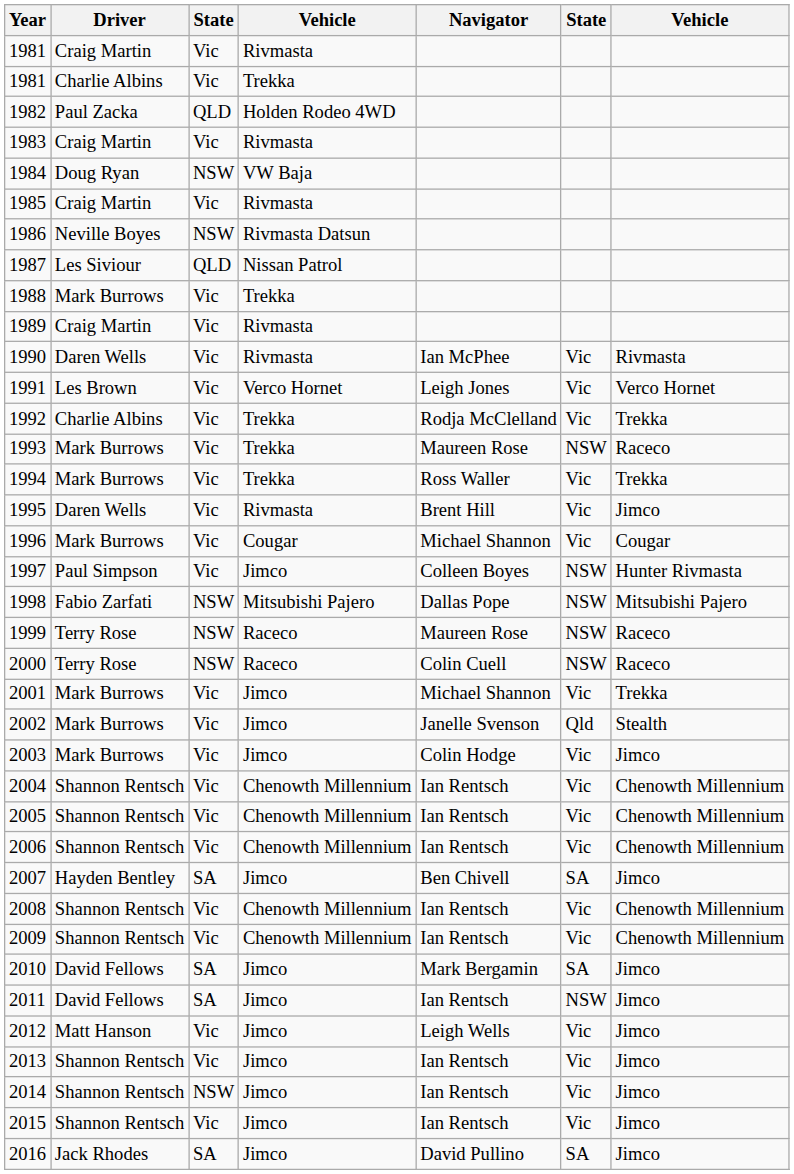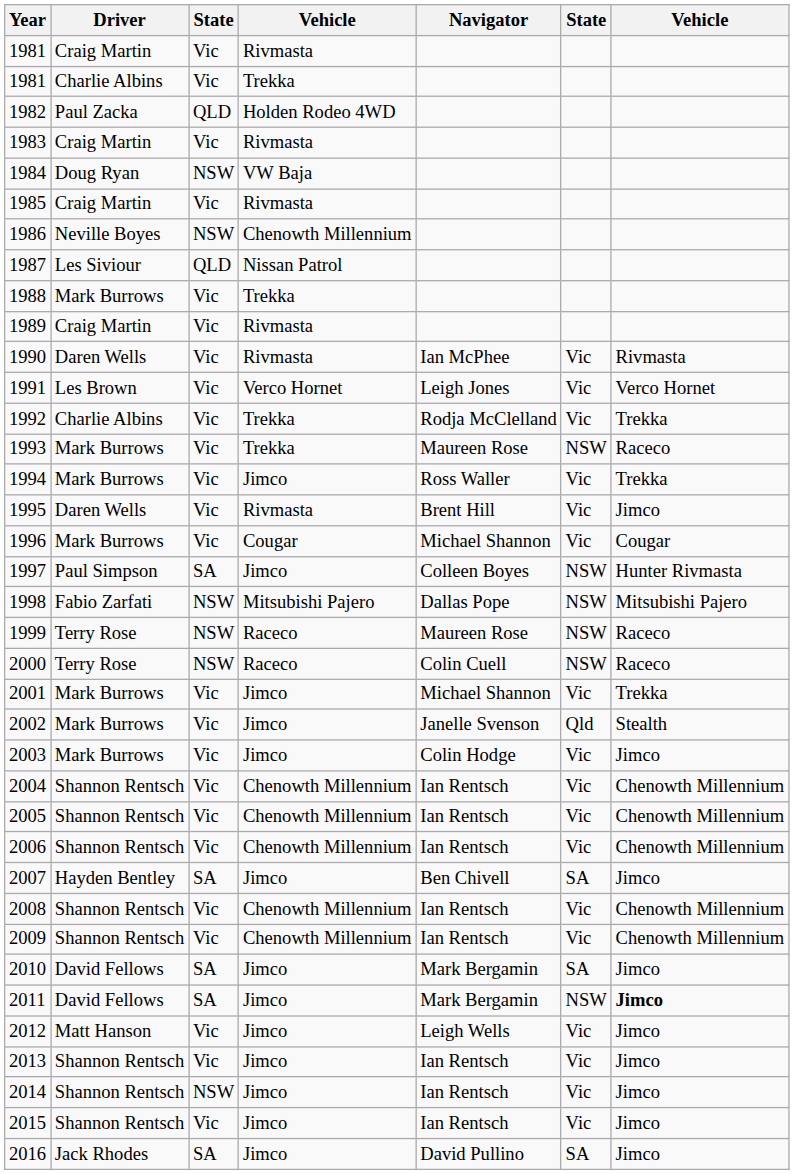(307, 234) Rivmasta Datsun -> (327, 234) Chenowth Millennium
(269, 479) Trekka -> (265, 479) Jimco
(206, 571) Vic -> (205, 571) SA
(464, 1000) Ian Rentsch -> (479, 1000) Mark Bergamin
(638, 1000) normal -> (639, 1000) bold
